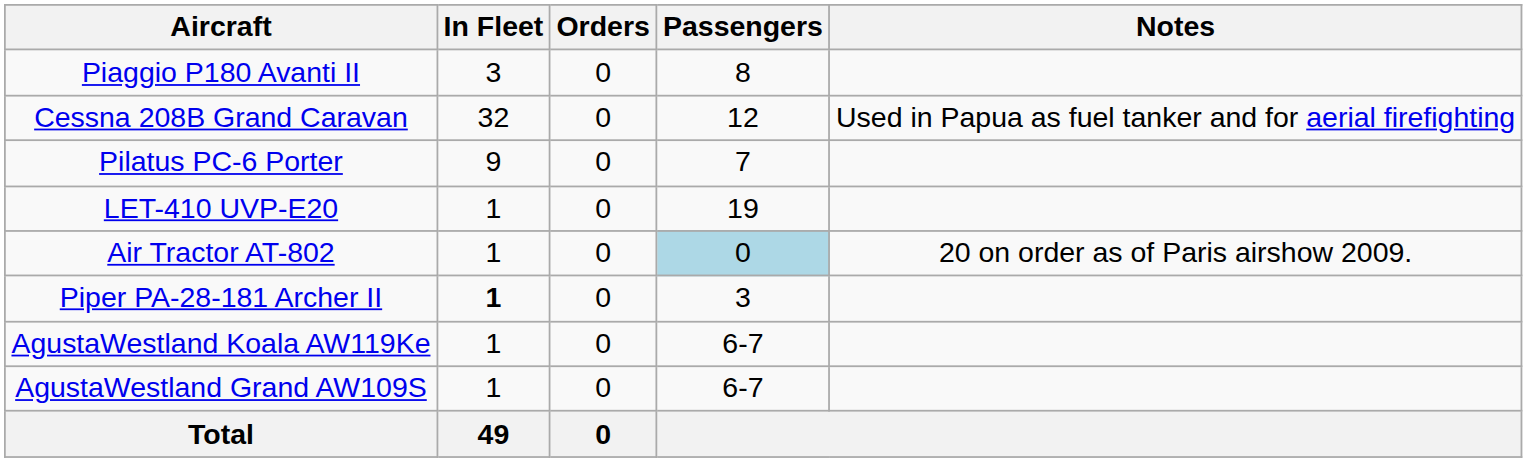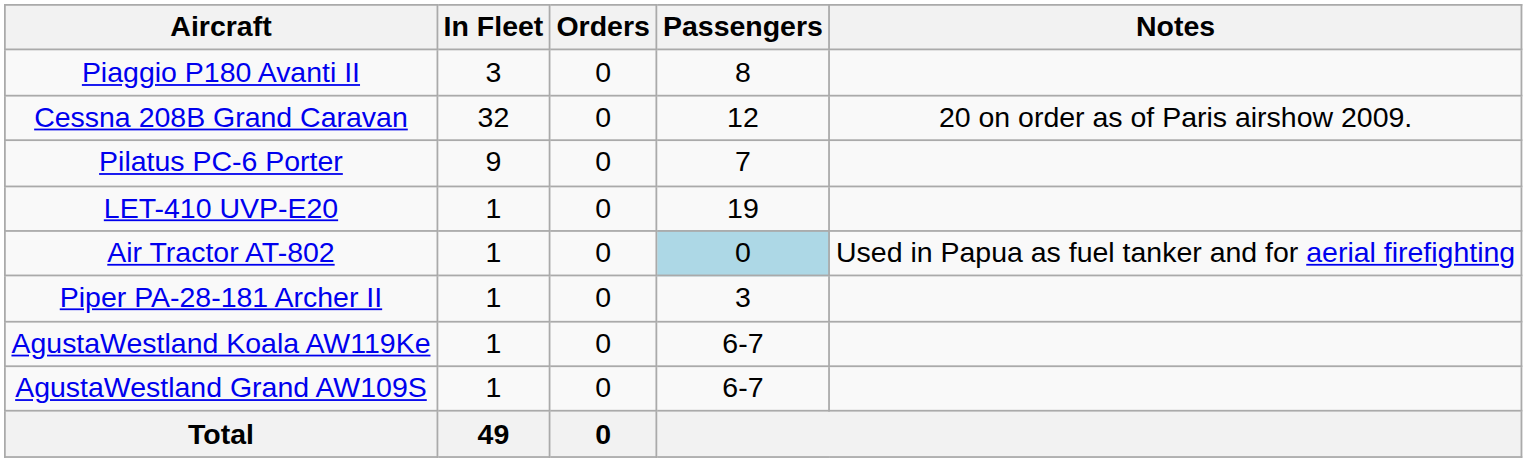(1176, 117) Used in Papua as fuel tanker and for aerial firefighting -> (1176, 117) 20 on order as of Paris airshow 2009.
(1176, 252) 20 on order as of Paris airshow 2009. -> (1176, 252) Used in Papua as fuel tanker and for aerial firefighting
(493, 298) bold -> (493, 298) normal
